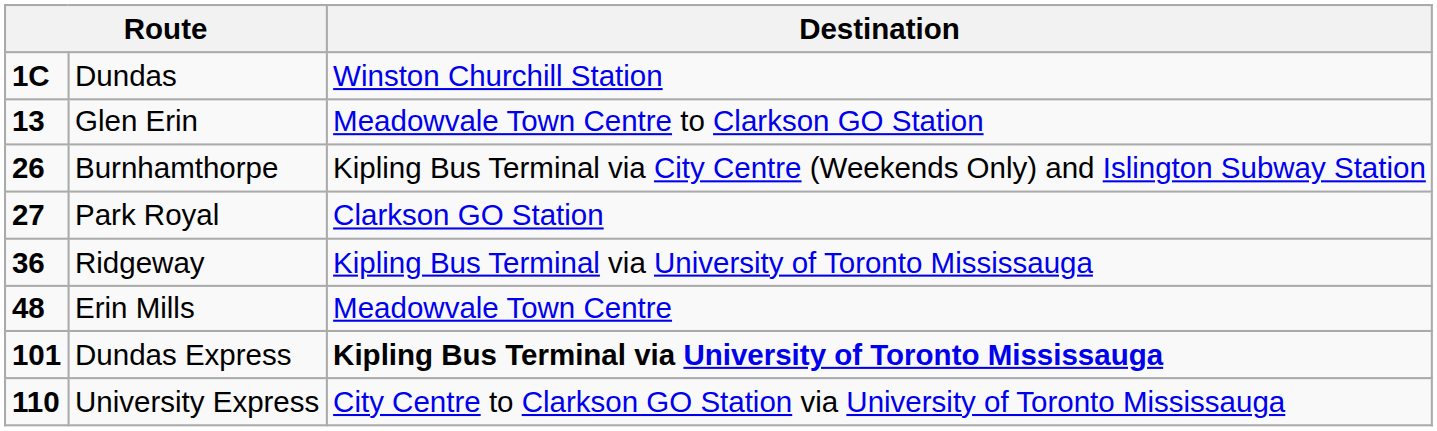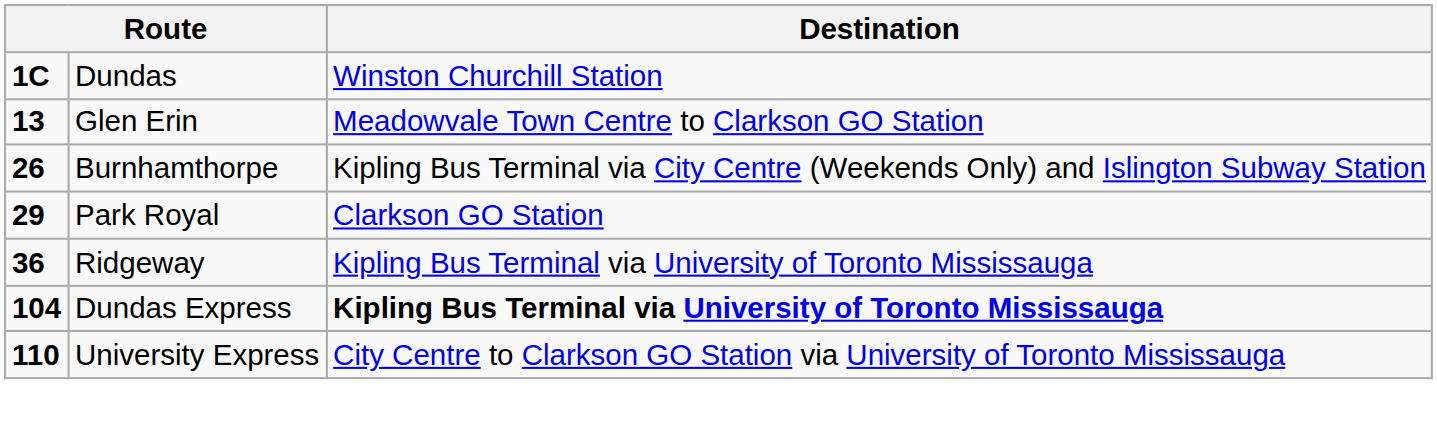(28, 215) 27 -> (28, 215) 29
- row: (135, 309)
(37, 355) 101 -> (37, 309) 104
